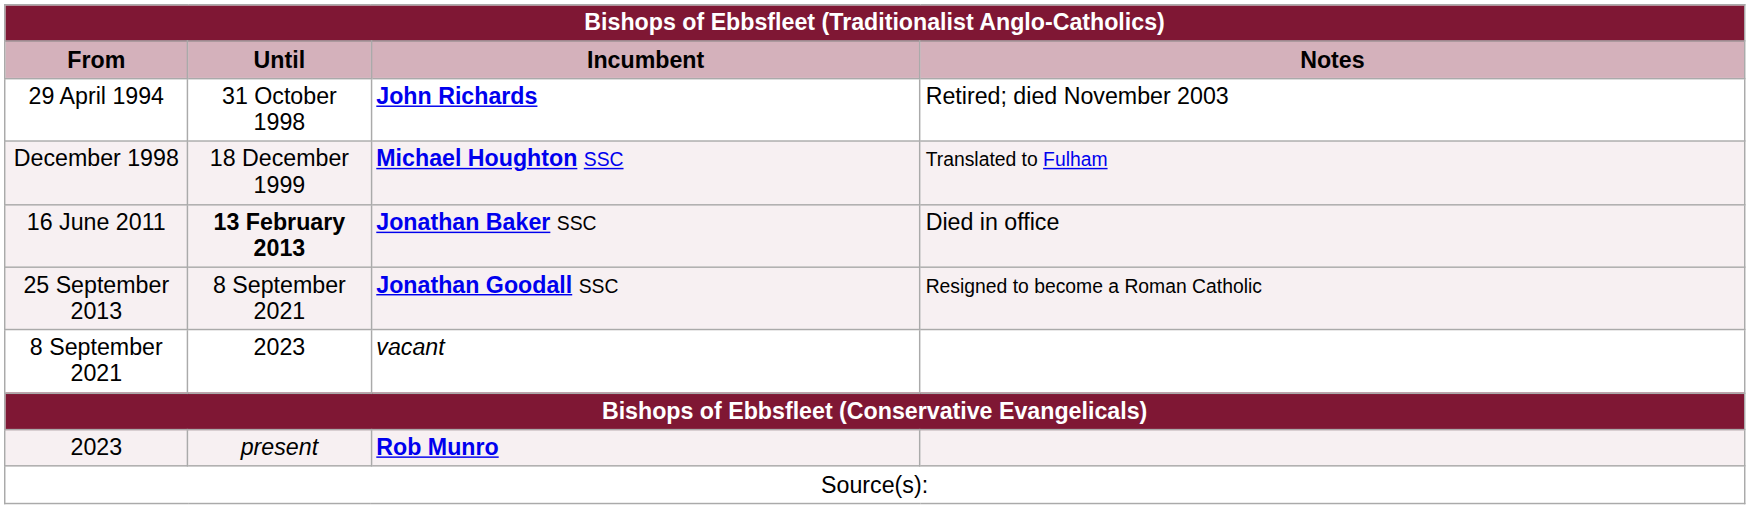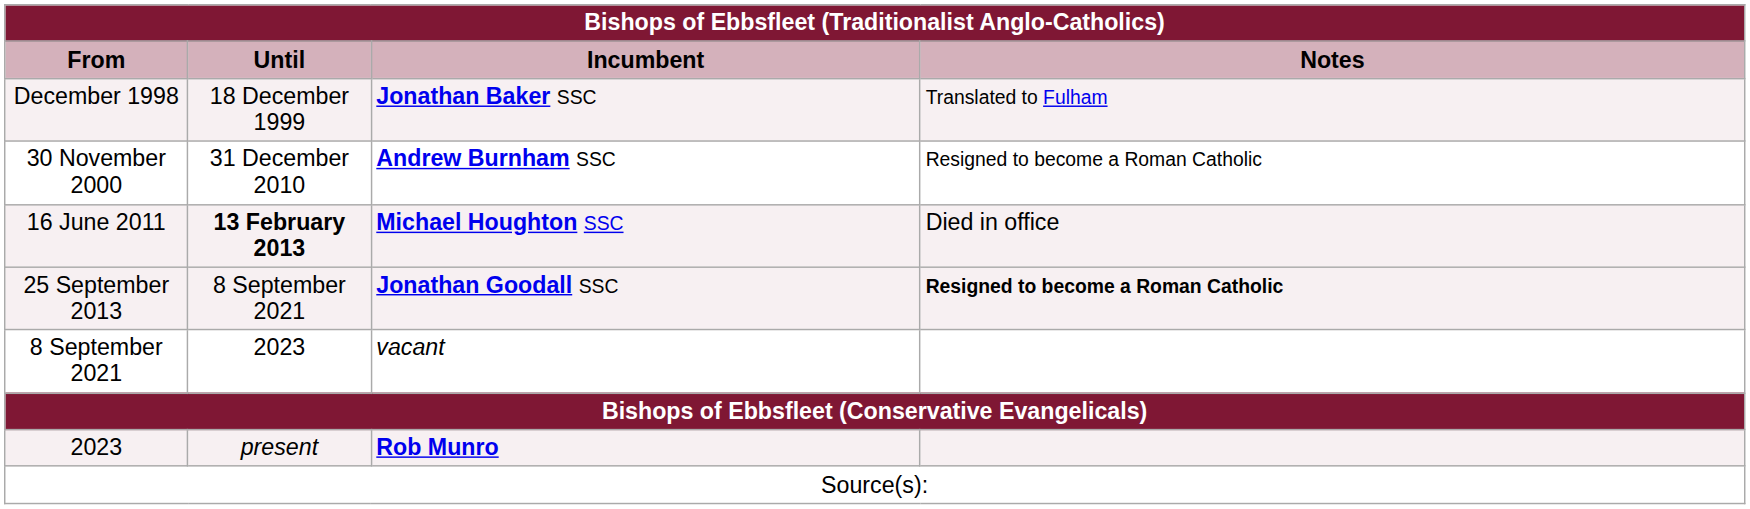- row: (96, 96)
(500, 159) Michael Houghton SSC -> (486, 96) Jonathan Baker SSC
+ row: (96, 172)
(486, 222) Jonathan Baker SSC -> (500, 222) Michael Houghton SSC
(1094, 286) normal -> (1104, 285) bold
